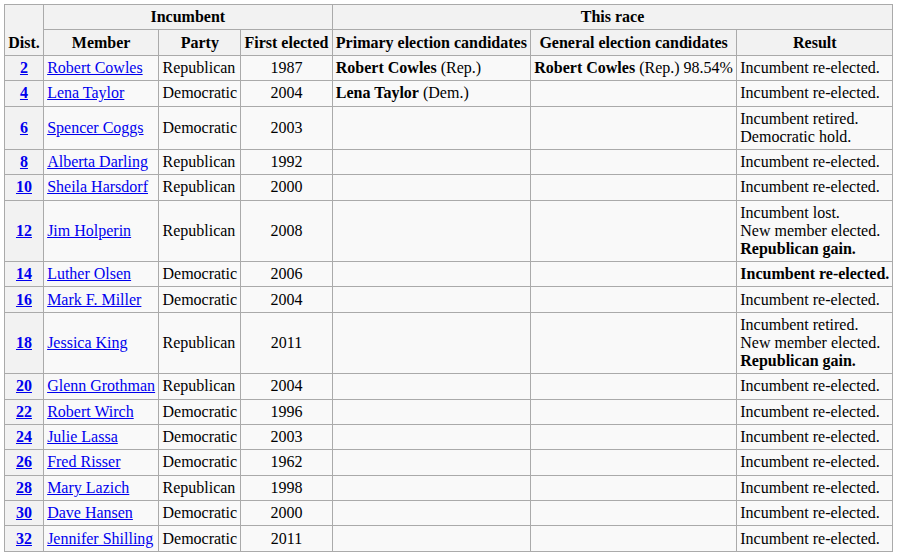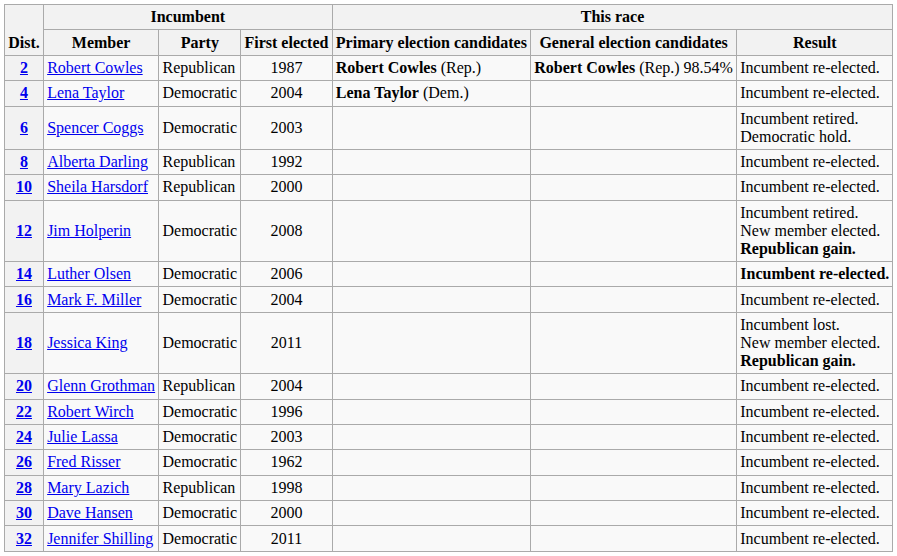(199, 230) Republican -> (200, 230) Democratic
(810, 230) Incumbent lost. New member elected. Republican gain. -> (810, 230) Incumbent retired. New member elected. Republican gain.
(199, 342) Republican -> (200, 342) Democratic
(810, 342) Incumbent retired. New member elected. Republican gain. -> (810, 342) Incumbent lost. New member elected. Republican gain.
